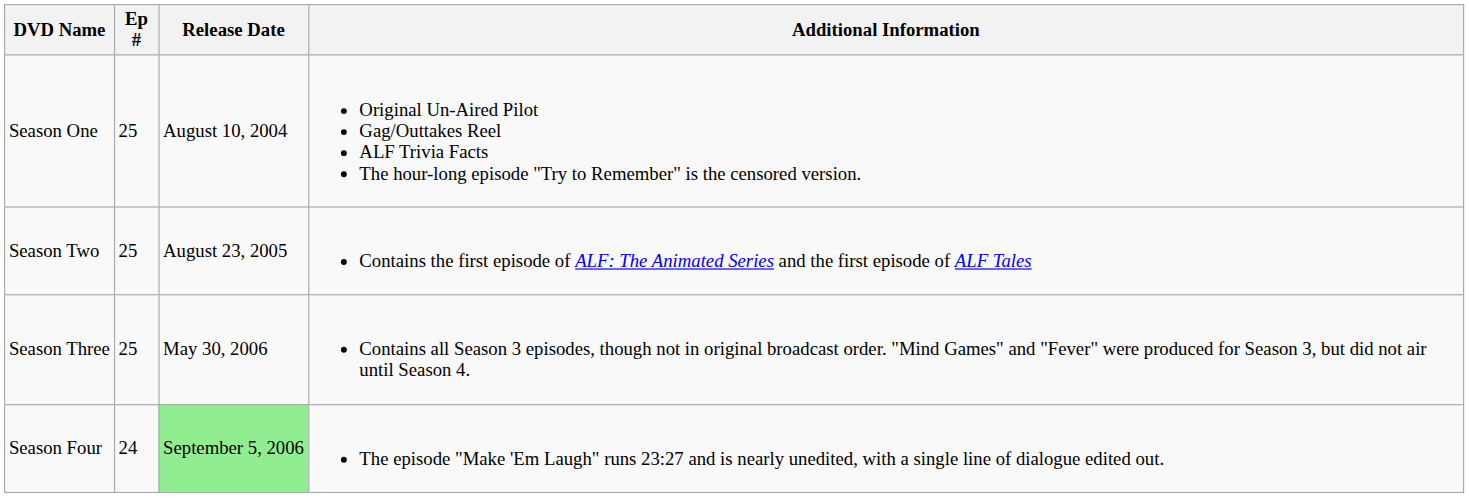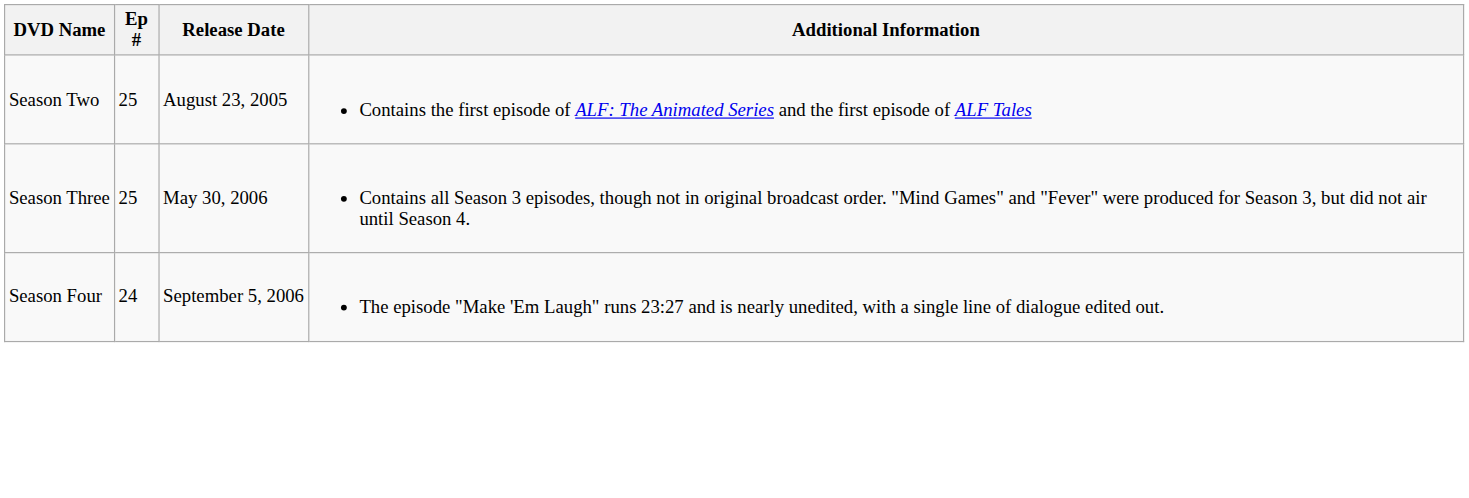- row: (53, 130)
(233, 448) lightgreen background -> (234, 296) no background
